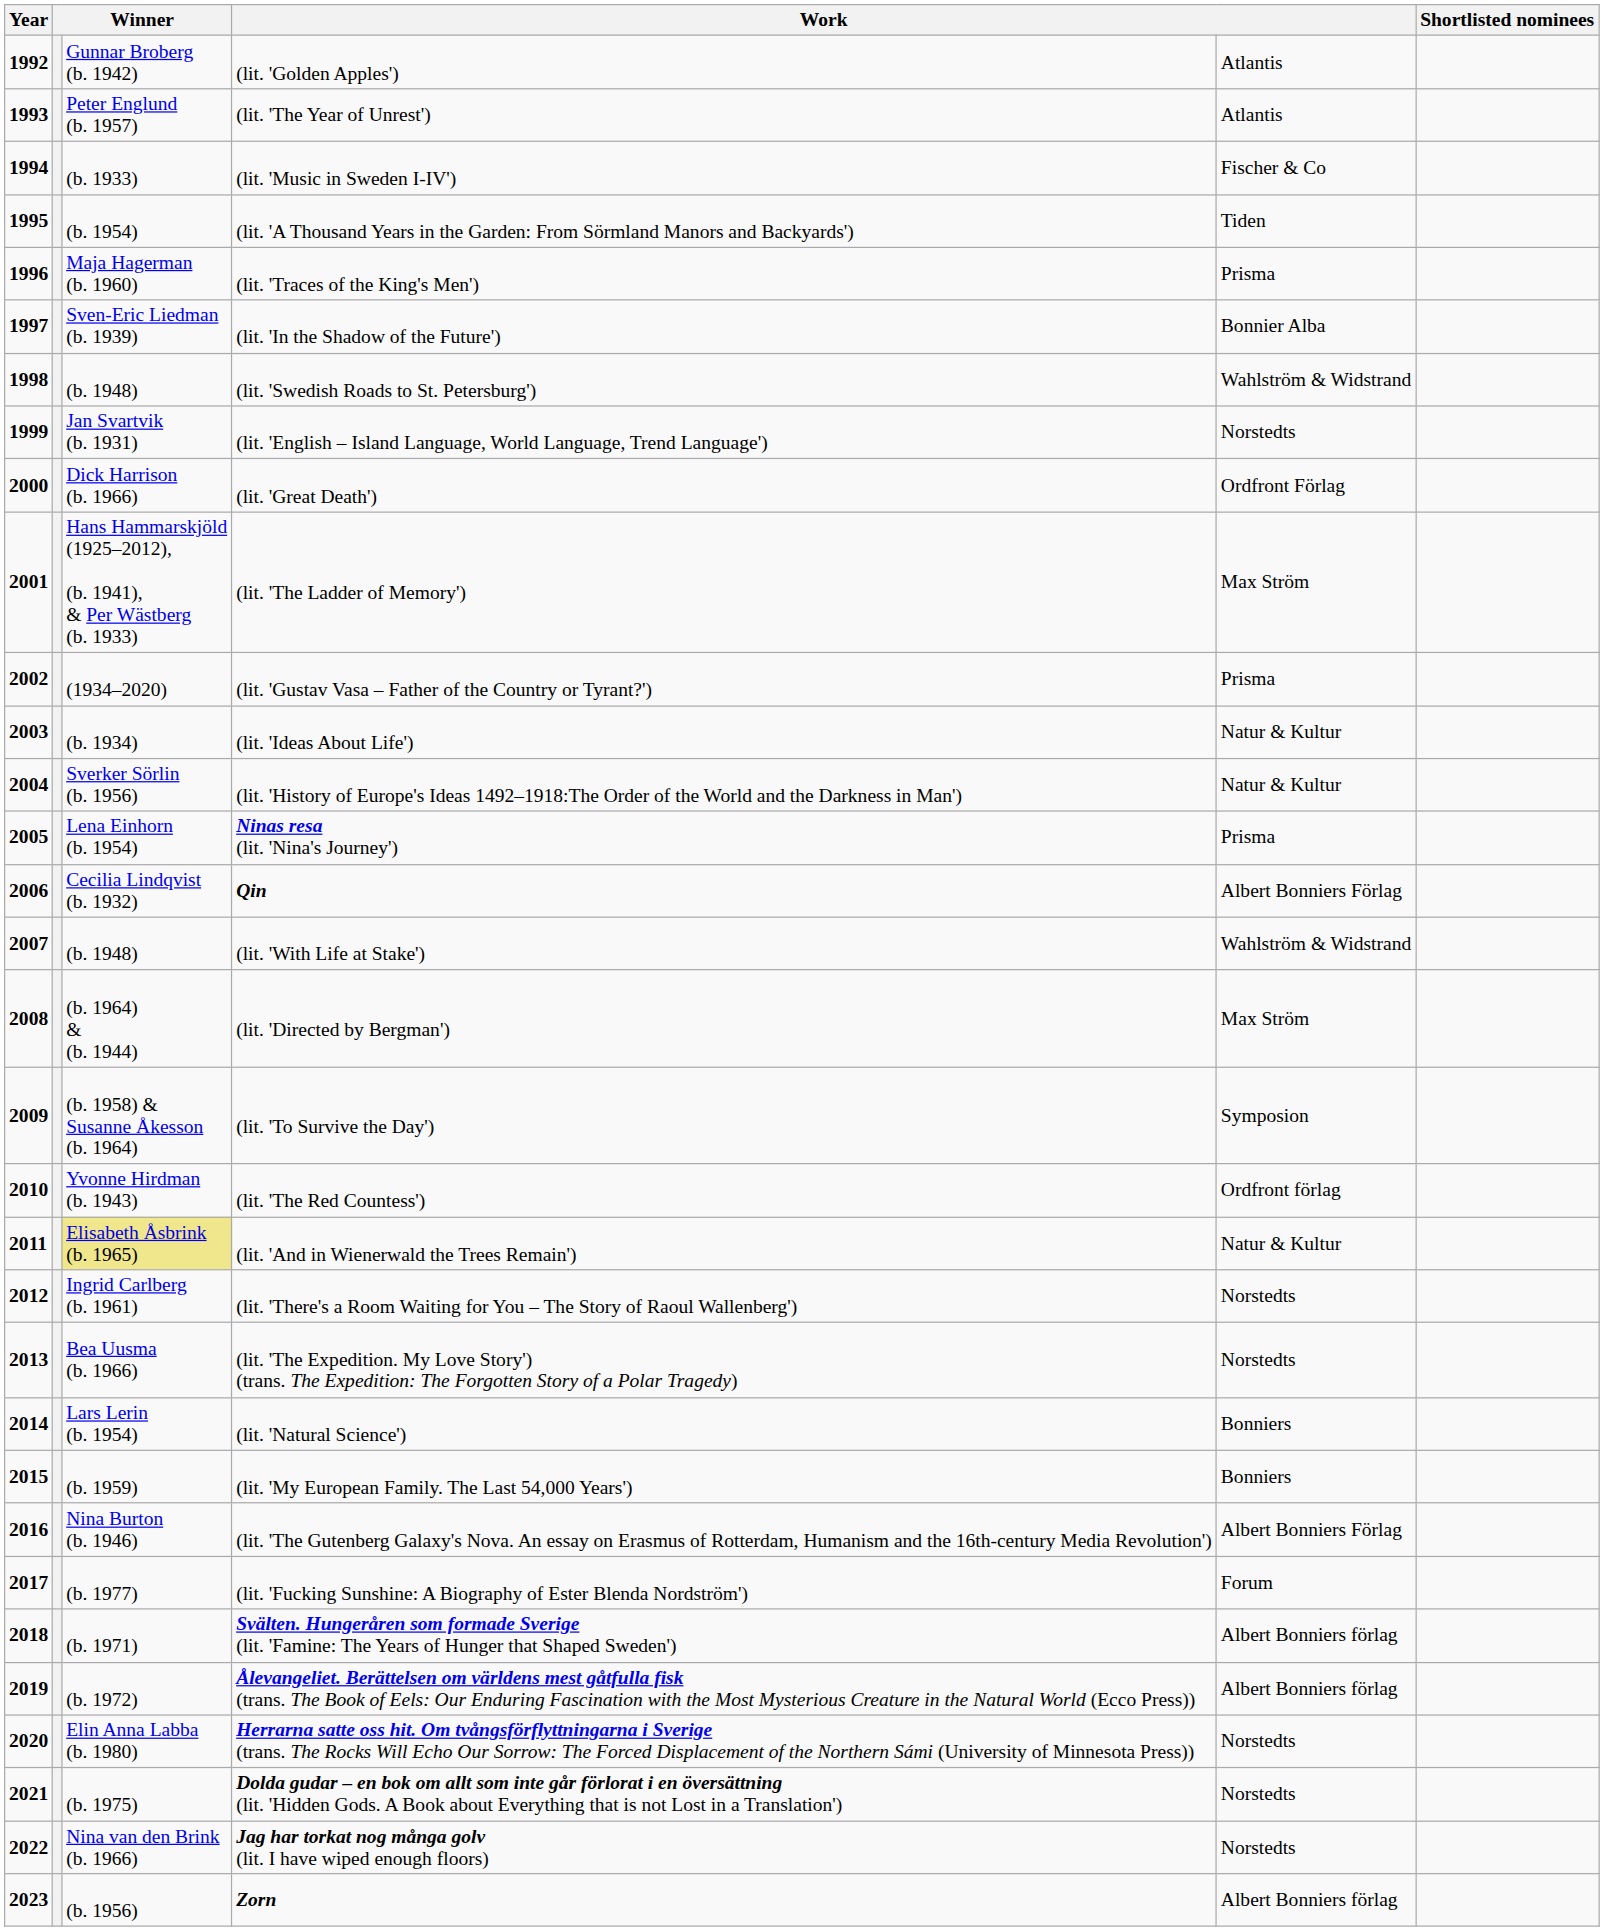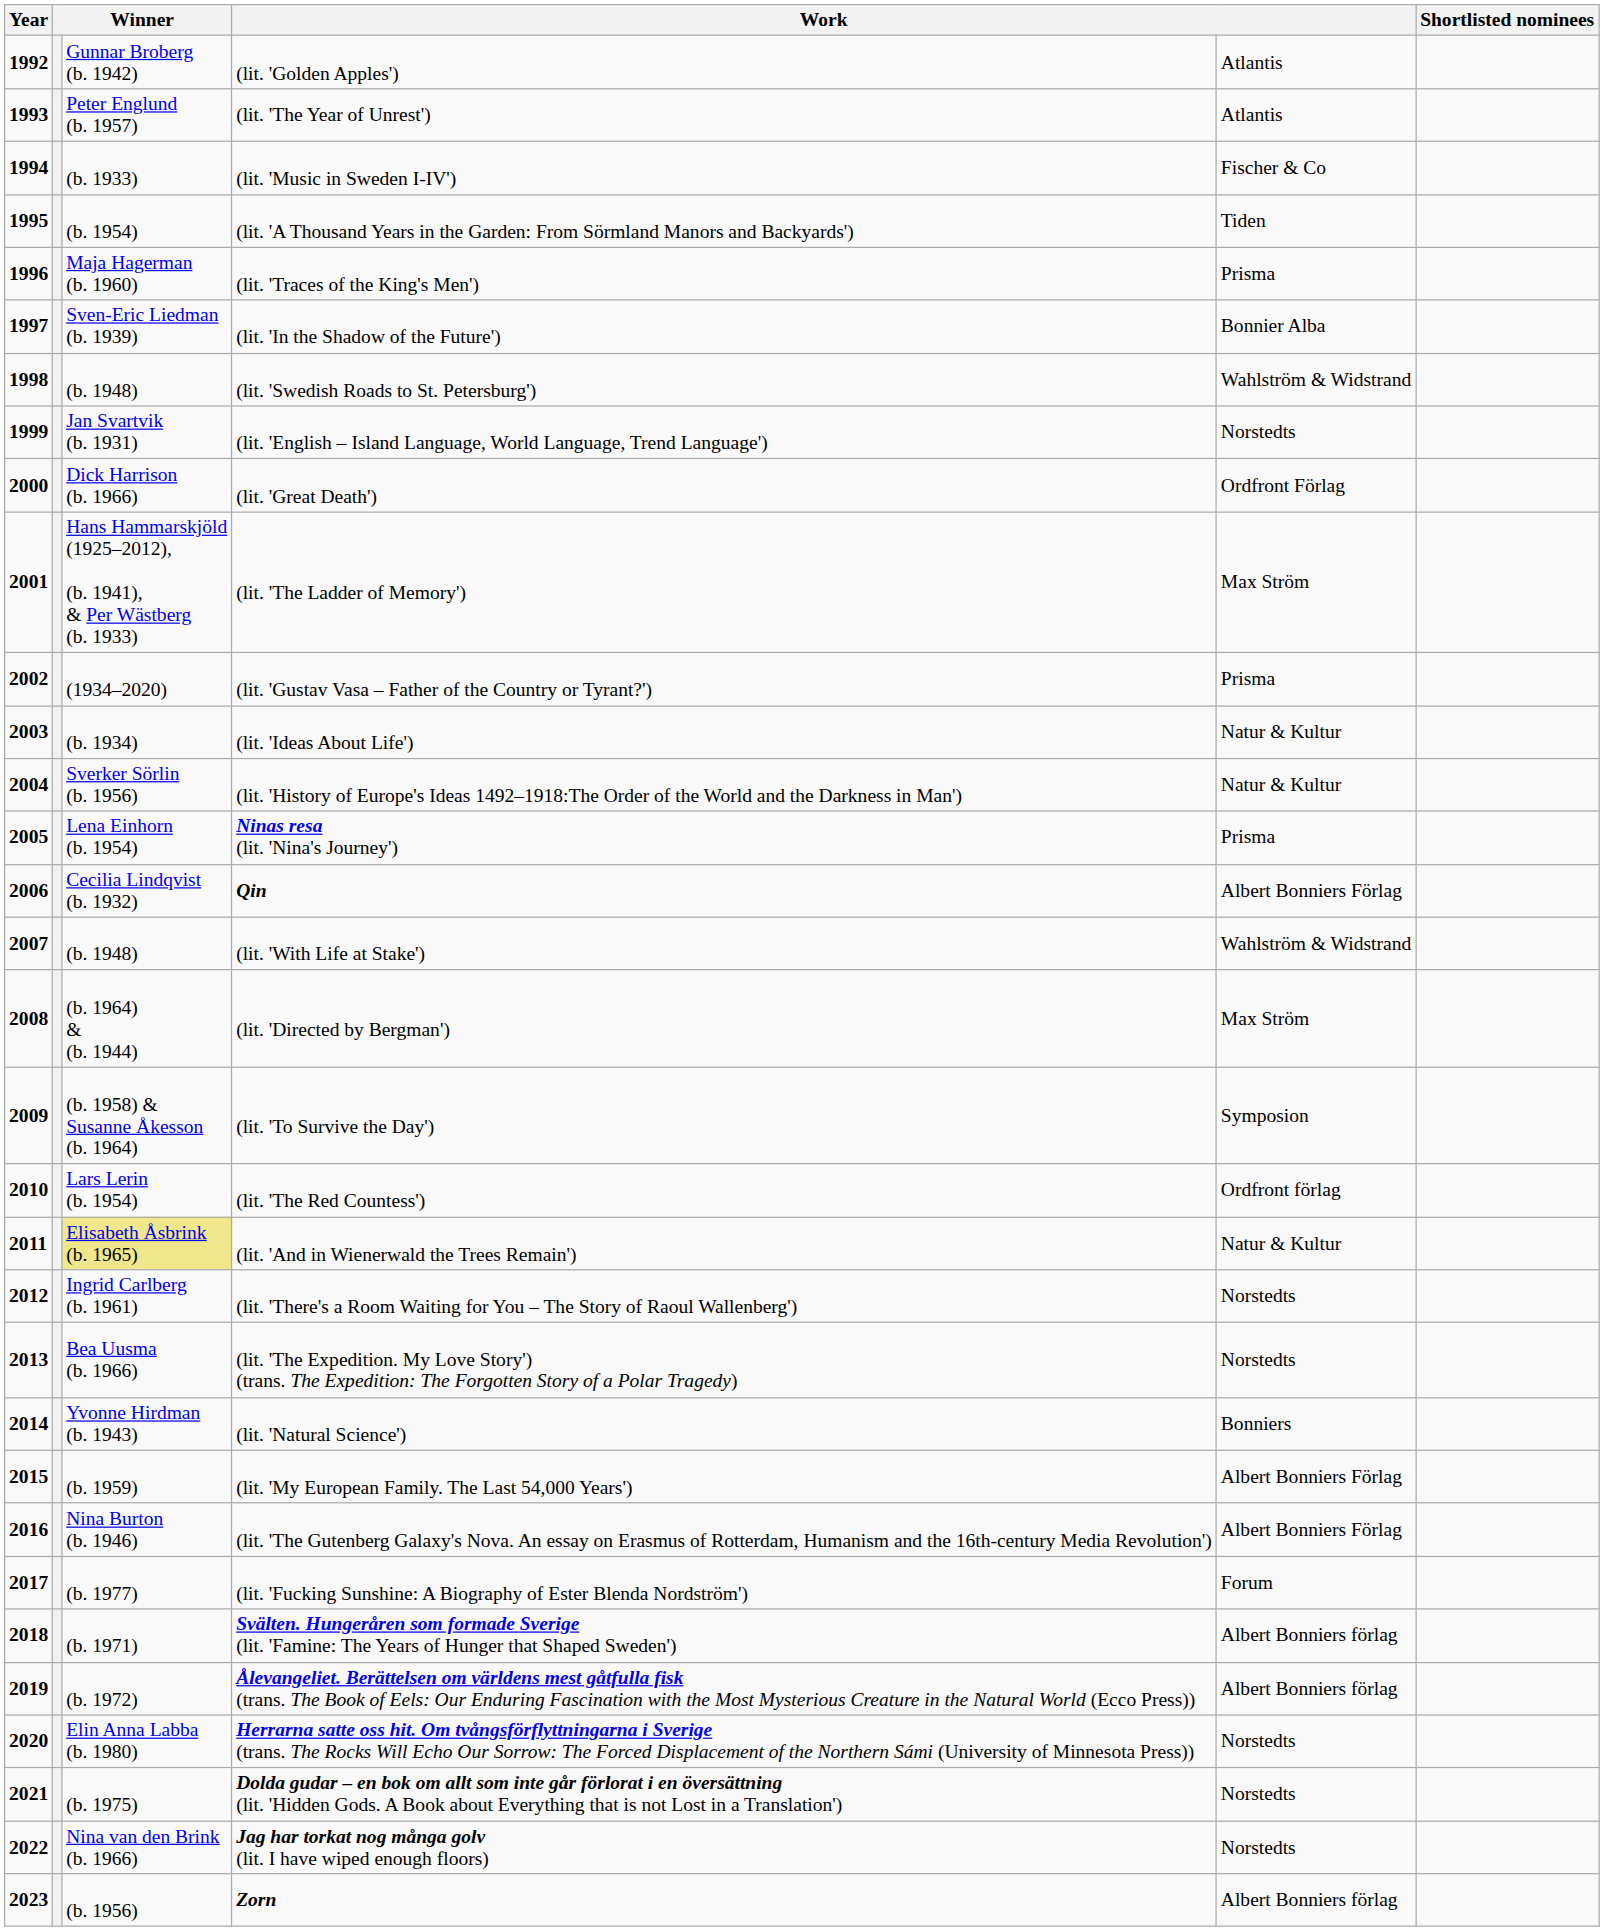(133, 1190) Yvonne Hirdman (b. 1943) -> (107, 1190) Lars Lerin (b. 1954)
(107, 1423) Lars Lerin (b. 1954) -> (133, 1423) Yvonne Hirdman (b. 1943)
(1256, 1476) Bonniers -> (1311, 1476) Albert Bonniers Förlag
